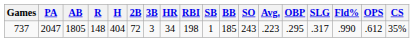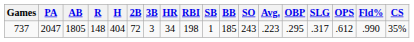columns swapped: (373, 12) <-> (347, 12)
